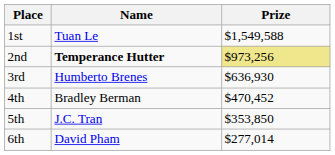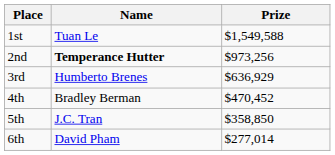(249, 56) khaki background -> (249, 56) no background
(249, 77) $636,930 -> (249, 77) $636,929
(249, 118) $353,850 -> (249, 118) $358,850
